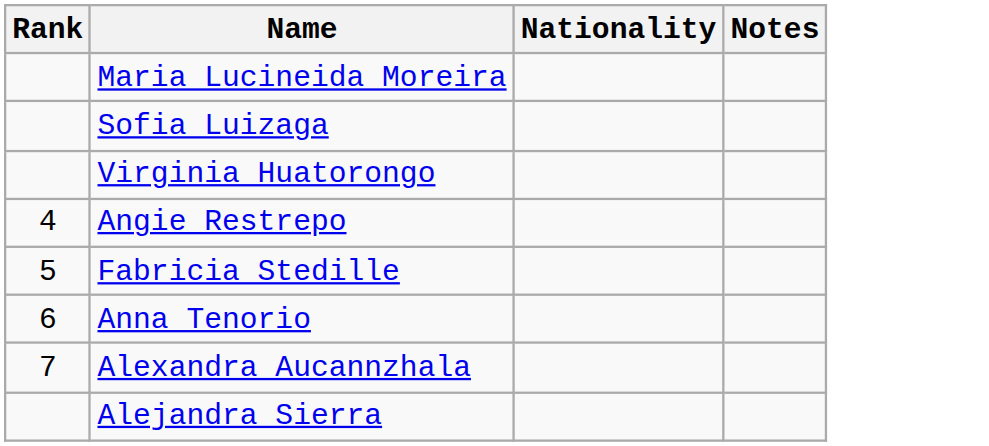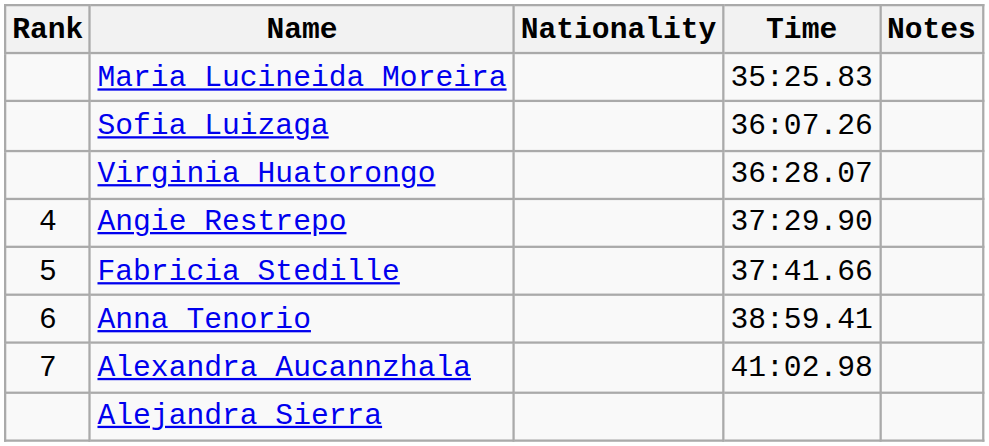+ column: (802, 29)
